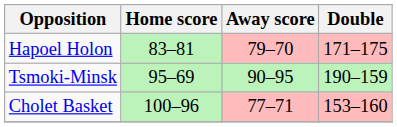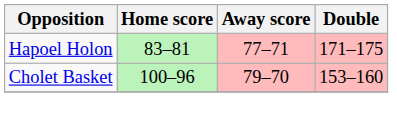(270, 48) 79–70 -> (266, 48) 77–71
- row: (63, 77)
(270, 106) 77–71 -> (266, 77) 79–70
